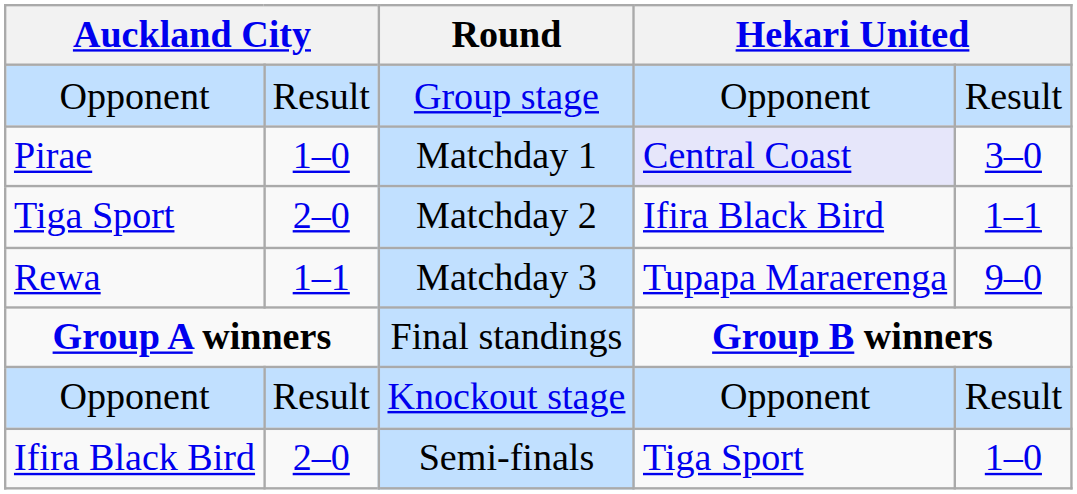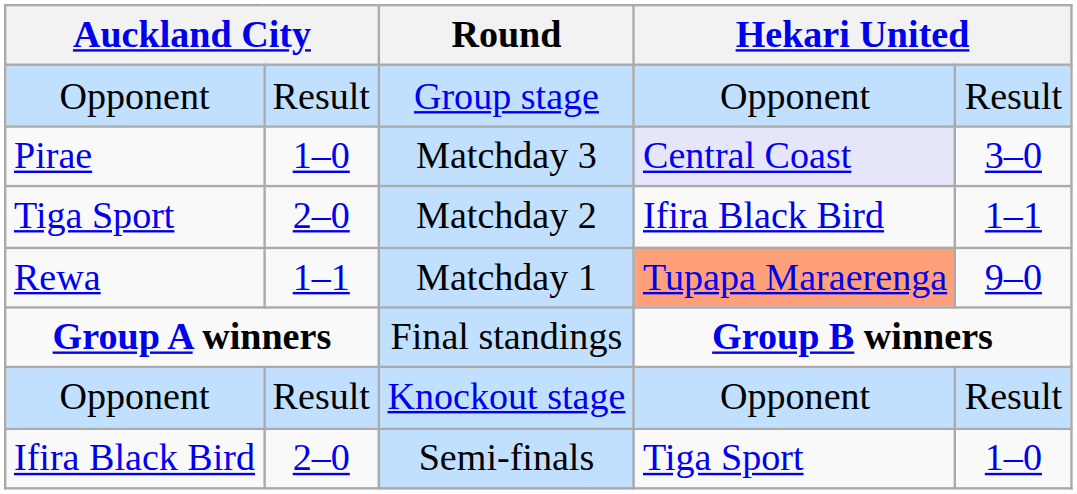(506, 155) Matchday 1 -> (506, 155) Matchday 3
(506, 276) Matchday 3 -> (506, 276) Matchday 1
(795, 276) no background -> (795, 276) lightsalmon background
